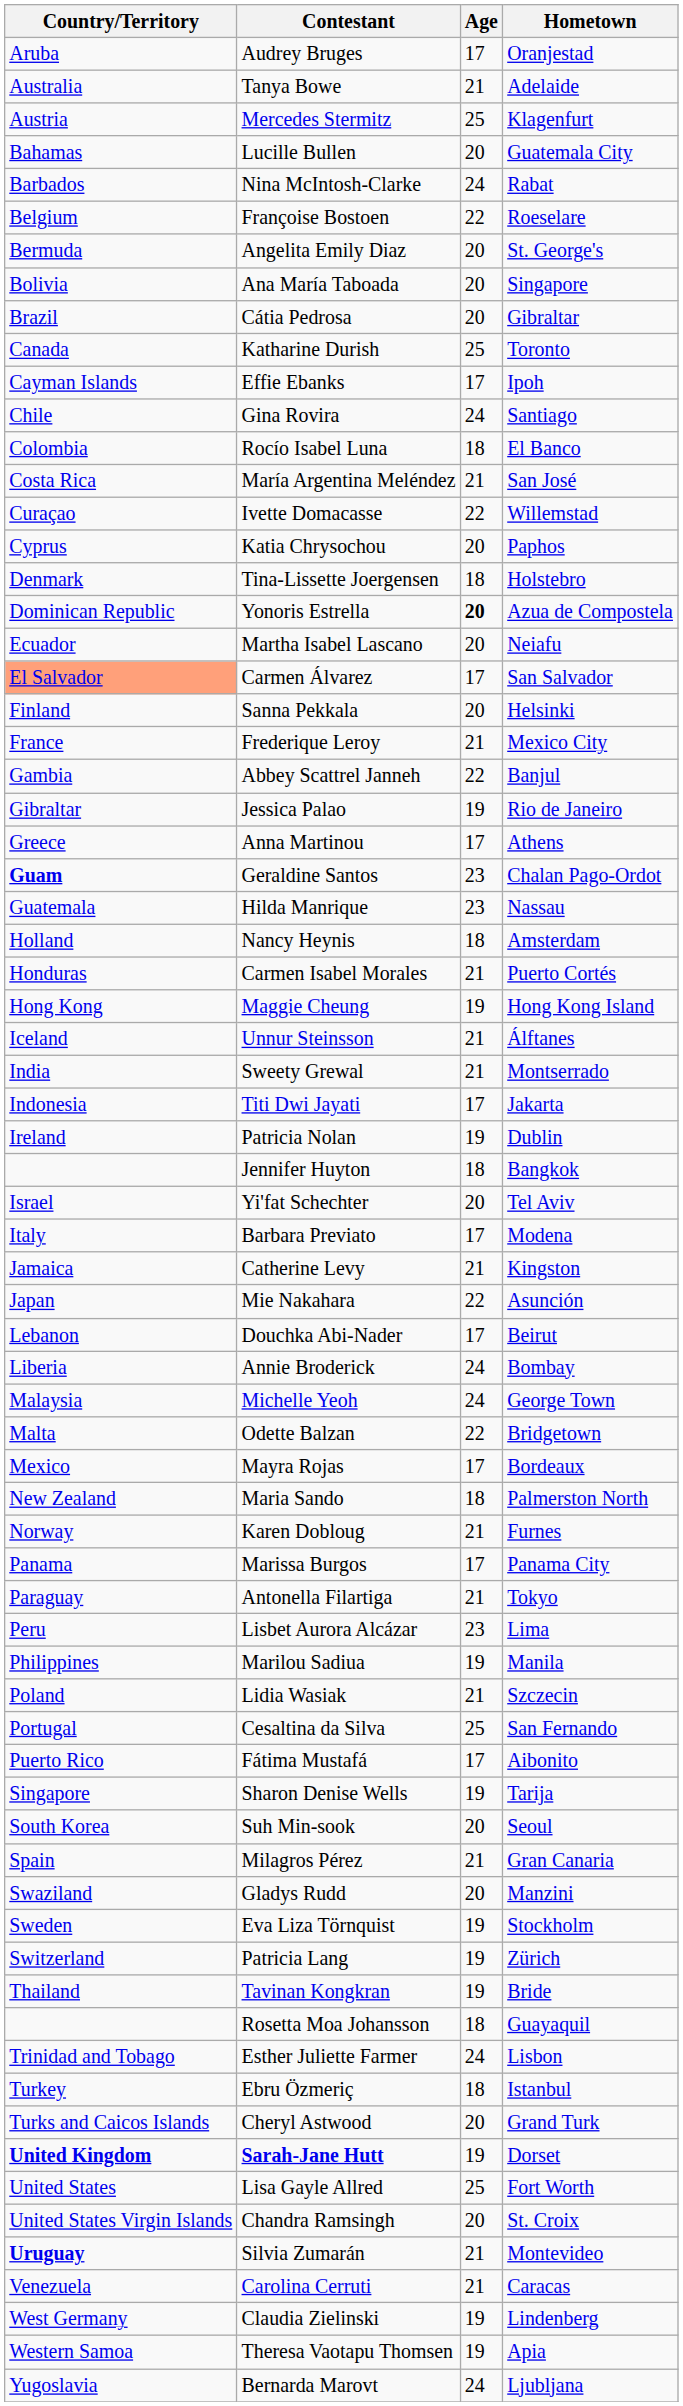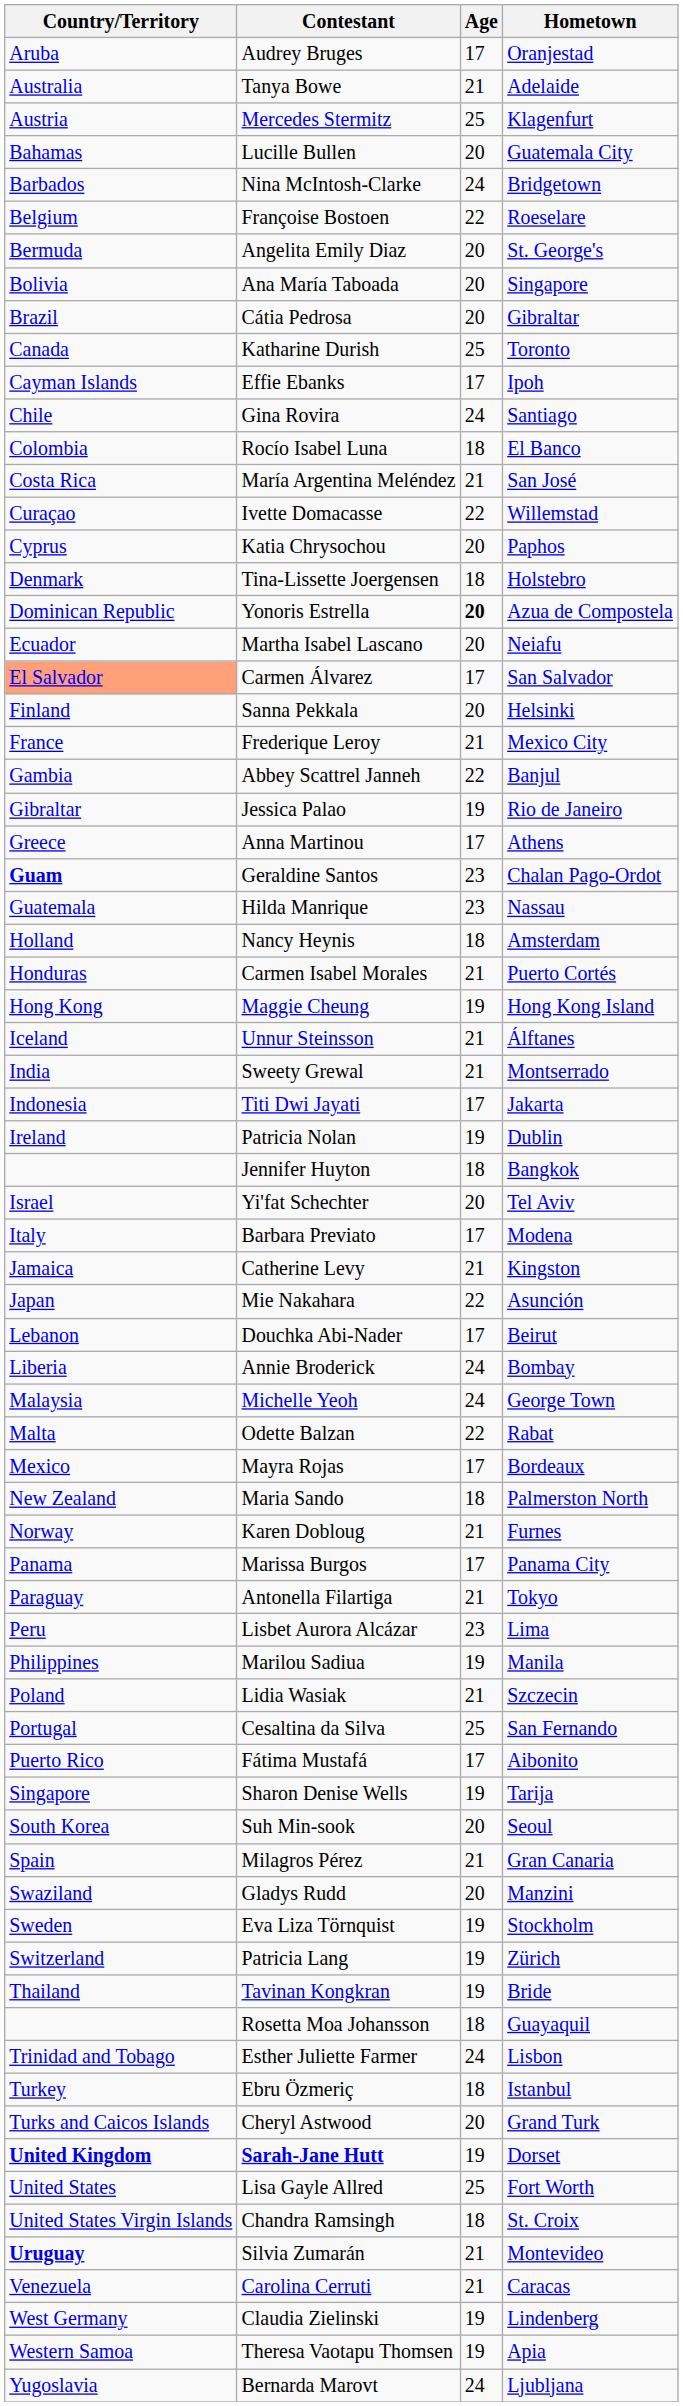(530, 185) Rabat -> (554, 185) Bridgetown
(554, 1432) Bridgetown -> (530, 1432) Rabat
(475, 2220) 20 -> (475, 2220) 18
